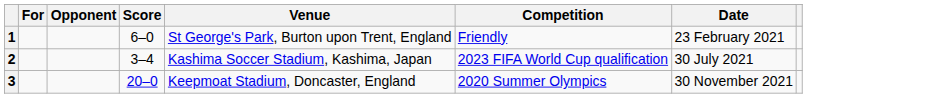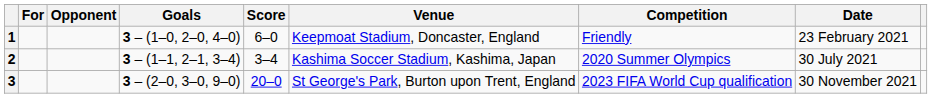+ column: (182, 15)
(310, 37) St George's Park, Burton upon Trent, England -> (416, 37) Keepmoat Stadium, Doncaster, England
(563, 59) 2023 FIFA World Cup qualification -> (656, 59) 2020 Summer Olympics
(292, 81) Keepmoat Stadium, Doncaster, England -> (434, 81) St George's Park, Burton upon Trent, England
(532, 81) 2020 Summer Olympics -> (687, 81) 2023 FIFA World Cup qualification
